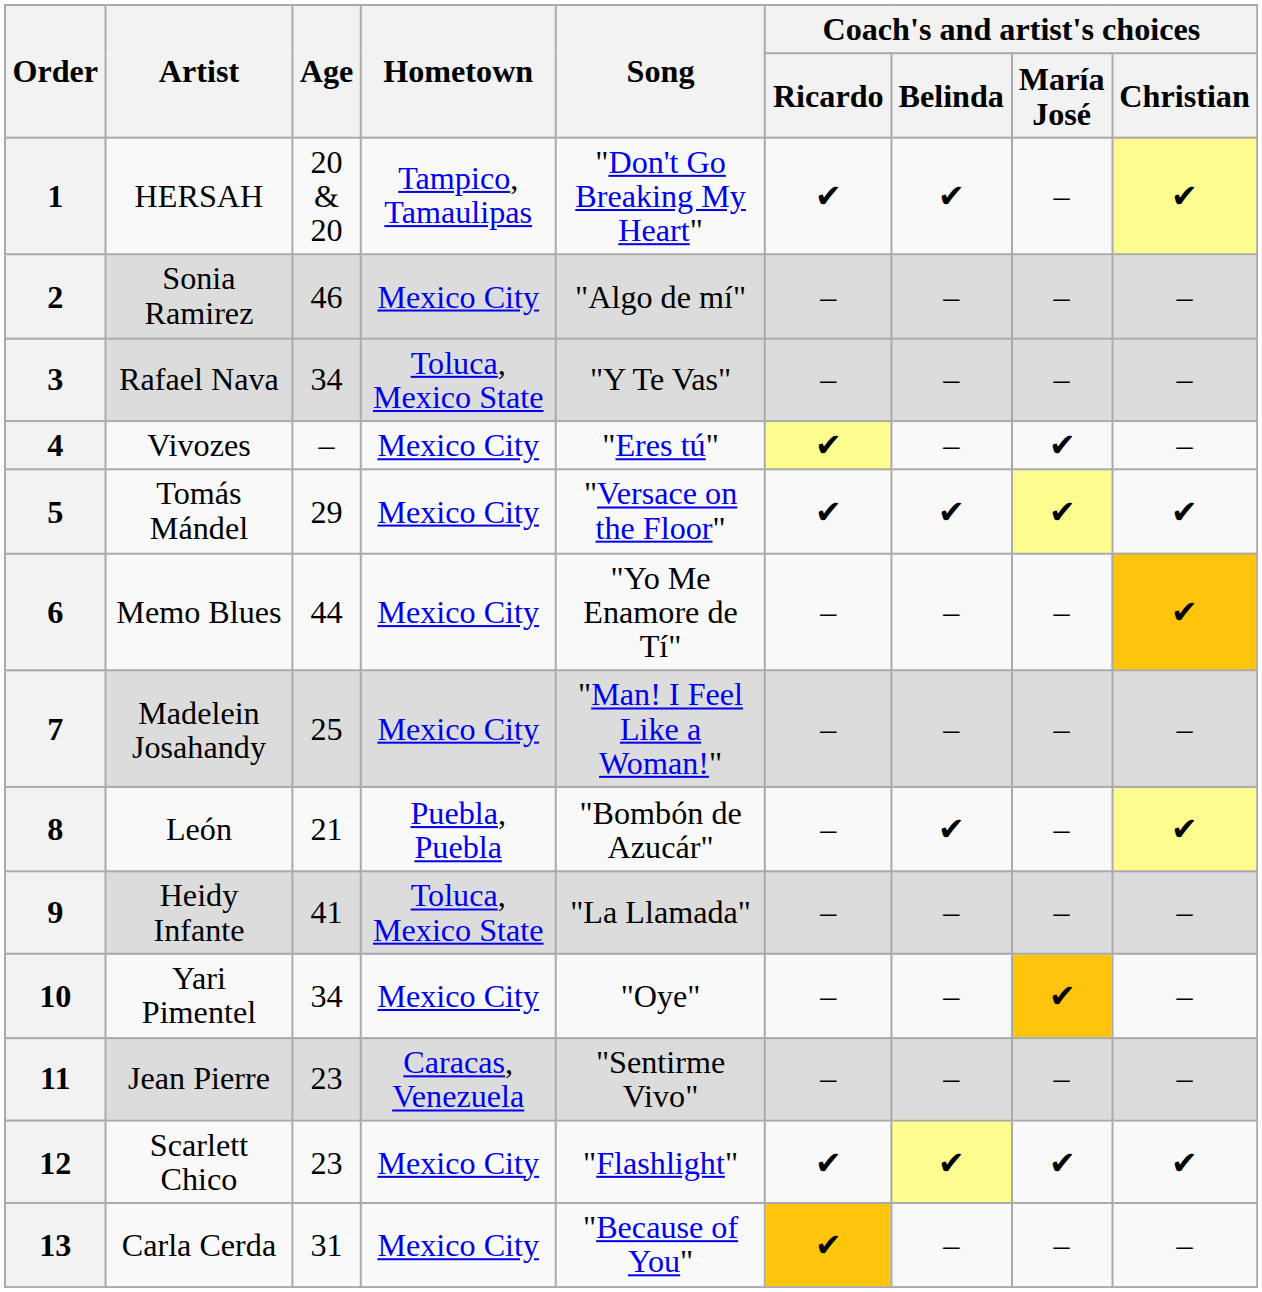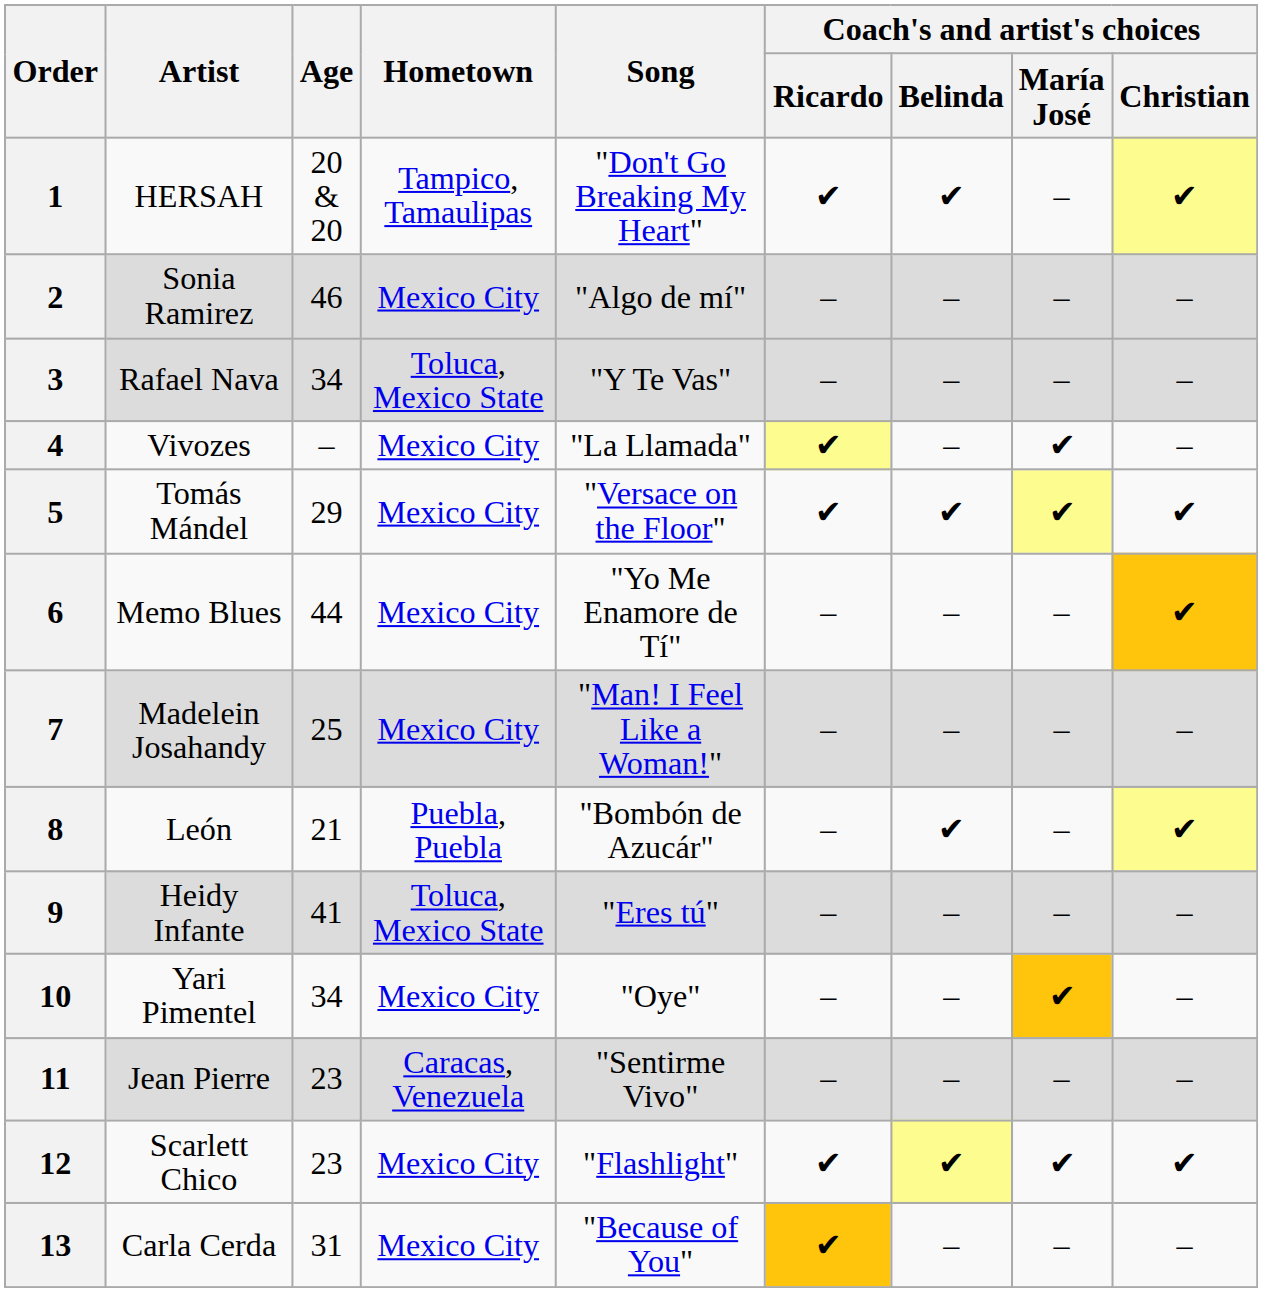(661, 445) "Eres tú" -> (661, 445) "La Llamada"
(661, 912) "La Llamada" -> (661, 912) "Eres tú"
